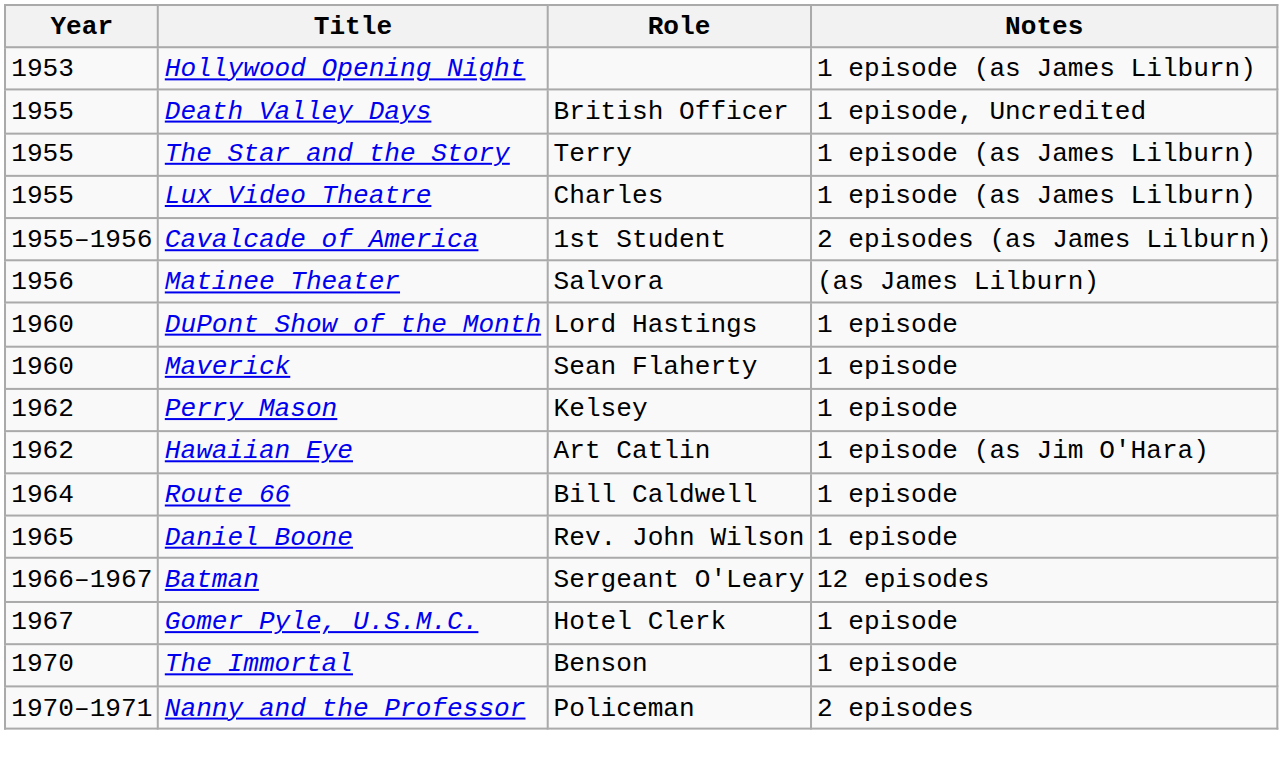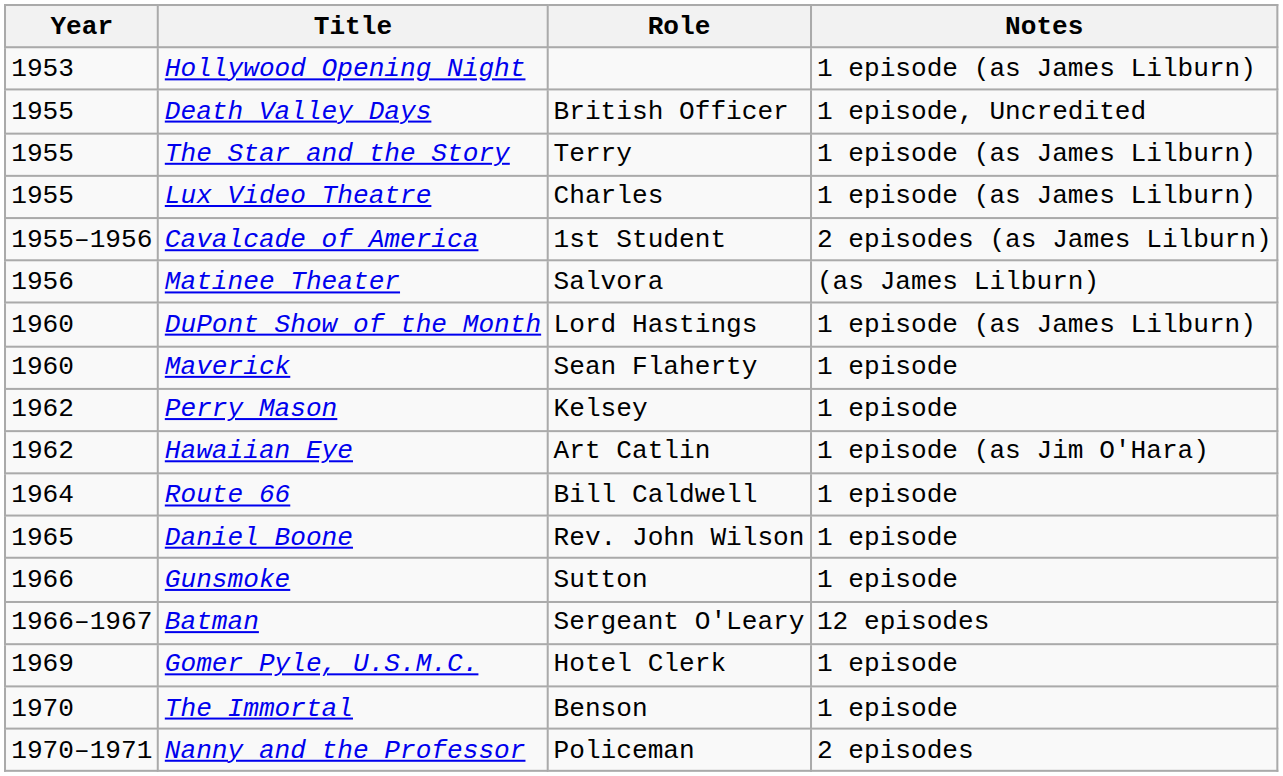(887, 324) 1 episode -> (1036, 324) 1 episode (as James Lilburn)
+ row: (228, 580)
(43, 623) 1967 -> (43, 665) 1969
